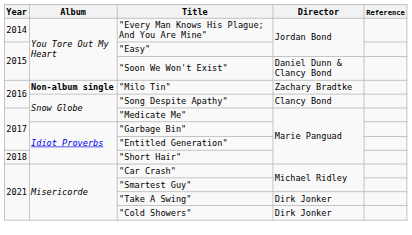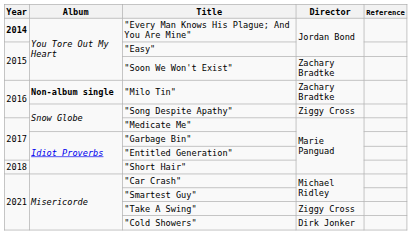(17, 30) normal -> (17, 30) bold
(308, 68) Daniel Dunn & Clancy Bond -> (316, 68) Zachary Bradtke
(303, 101) Clancy Bond -> (327, 111) Ziggy Cross
(303, 199) Dirk Jonker -> (327, 209) Ziggy Cross
